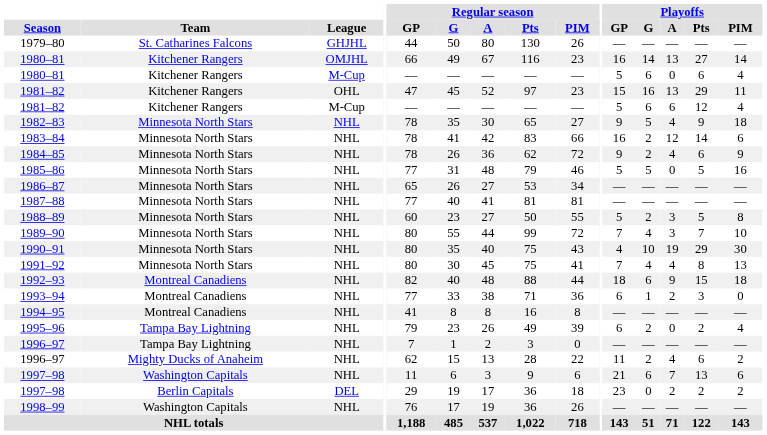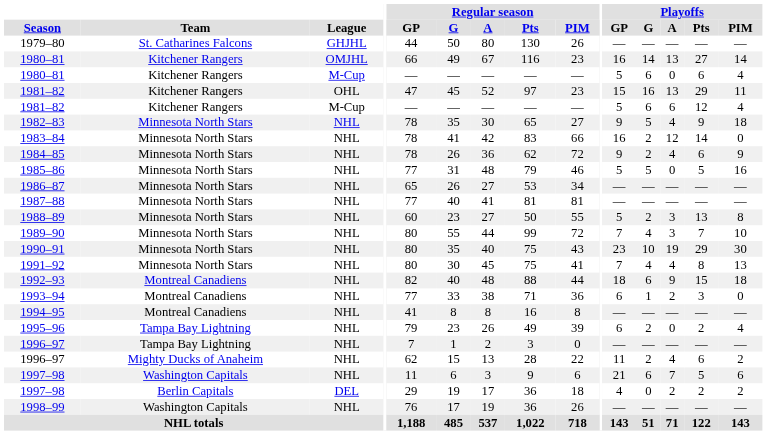(740, 138) 6 -> (740, 138) 0
(701, 217) 5 -> (701, 217) 13
(619, 249) 4 -> (619, 249) 23
(701, 375) 13 -> (701, 375) 5
(619, 391) 23 -> (619, 391) 4
